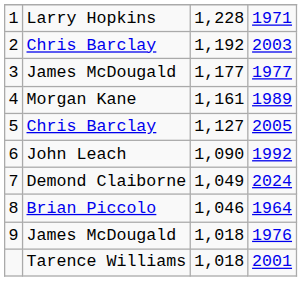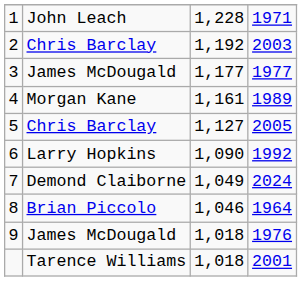(91, 18) Larry Hopkins -> (76, 18) John Leach
(76, 154) John Leach -> (91, 154) Larry Hopkins
